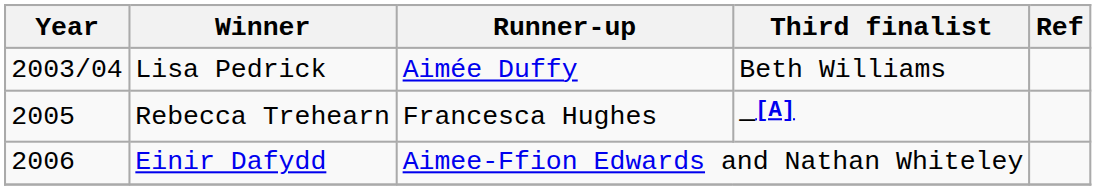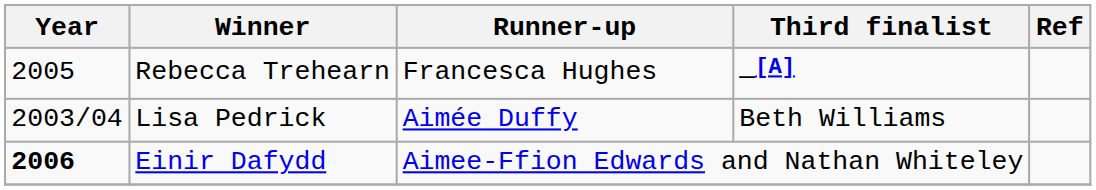rows swapped: (231, 70) <-> (263, 116)
(43, 163) normal -> (43, 163) bold
